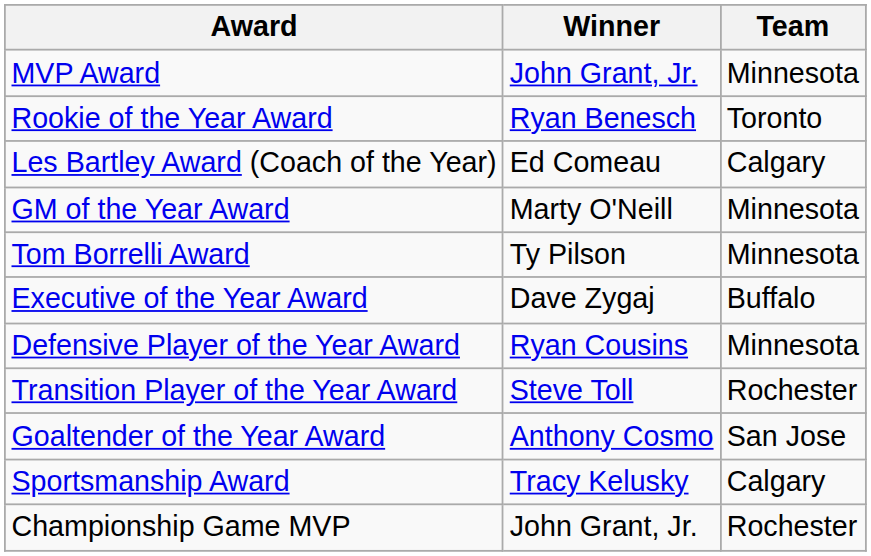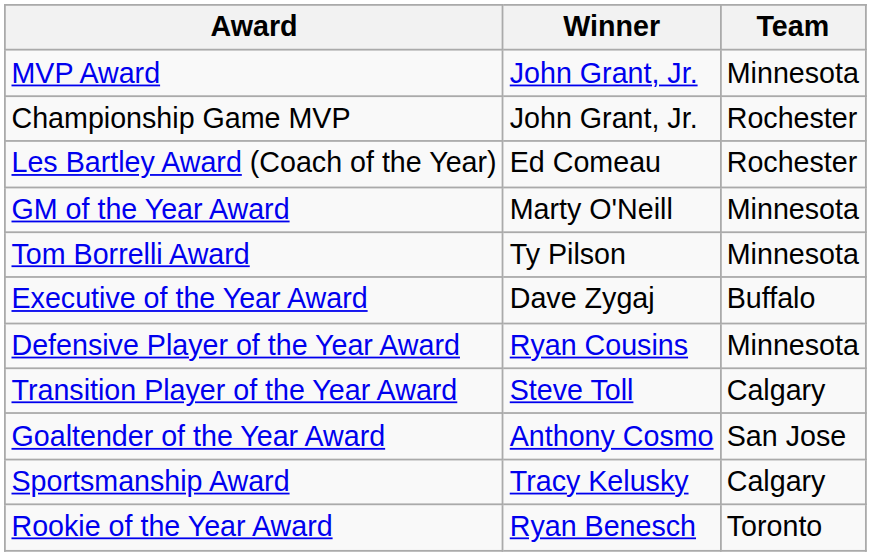rows swapped: (172, 118) <-> (181, 526)
(776, 163) Calgary -> (792, 163) Rochester
(792, 390) Rochester -> (776, 390) Calgary
